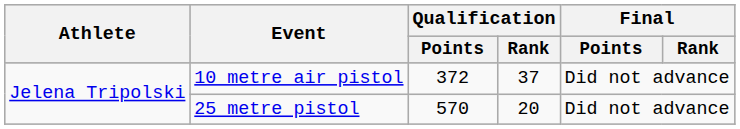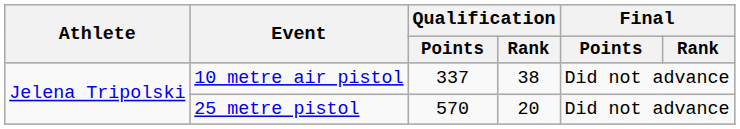(452, 78) 372 -> (452, 78) 337
(529, 78) 37 -> (529, 78) 38
